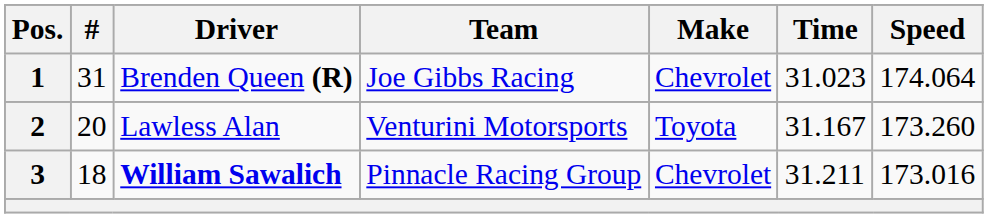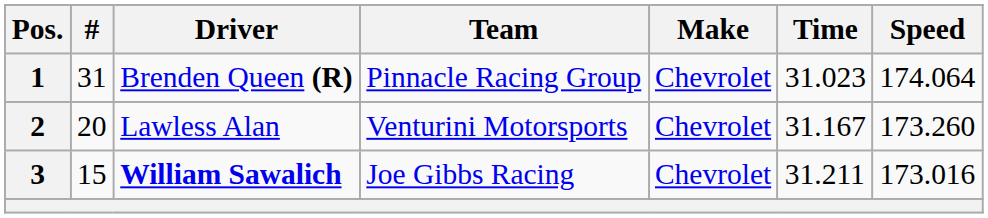(470, 77) Joe Gibbs Racing -> (504, 77) Pinnacle Racing Group
(696, 126) Toyota -> (713, 126) Chevrolet
(92, 174) 18 -> (92, 174) 15
(504, 174) Pinnacle Racing Group -> (470, 174) Joe Gibbs Racing
